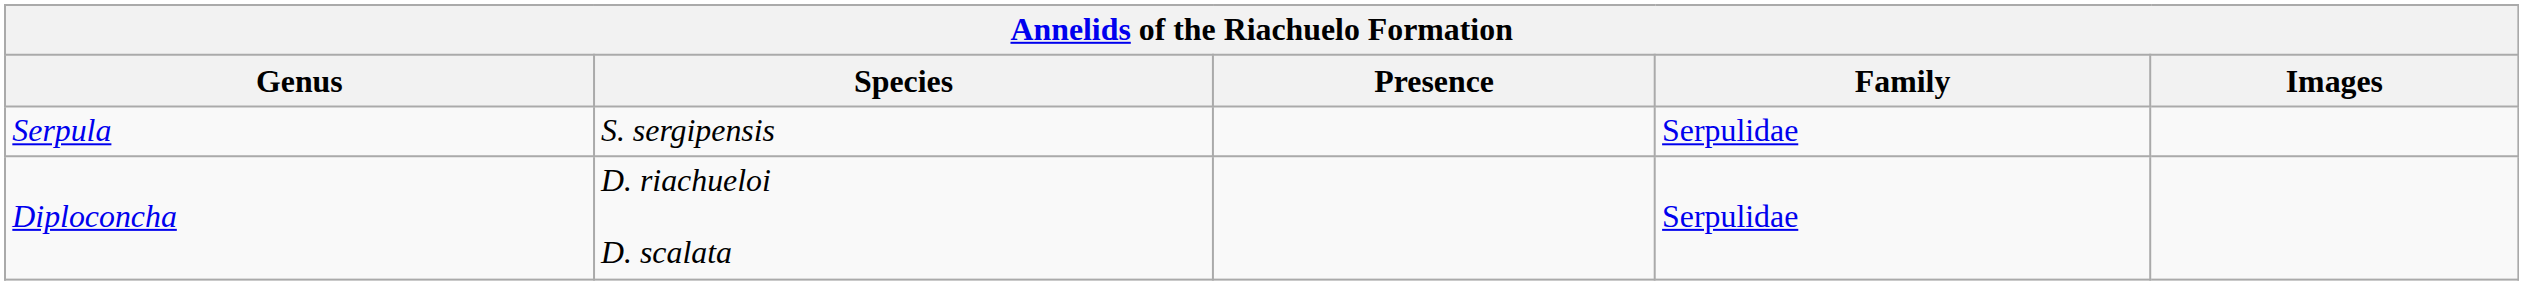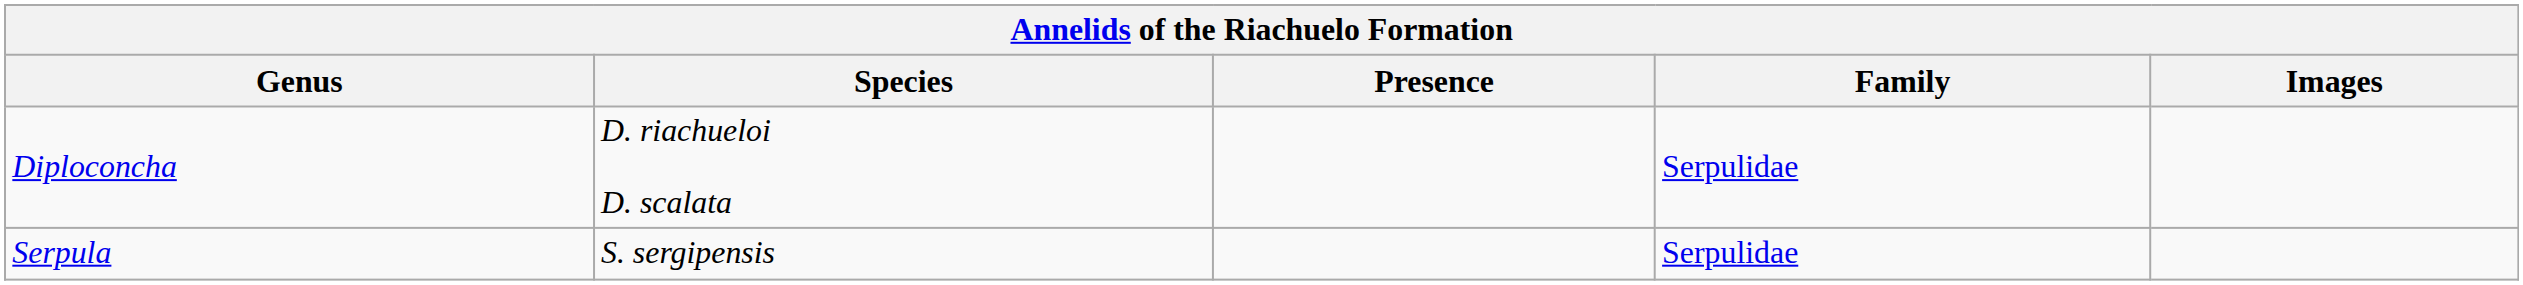rows swapped: (95, 217) <-> (62, 130)
